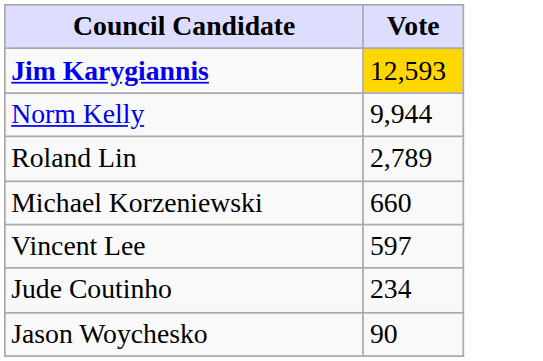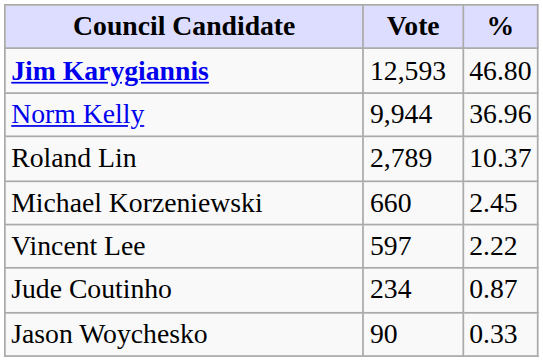+ column: (500, 26)
(408, 70) gold background -> (408, 70) no background
